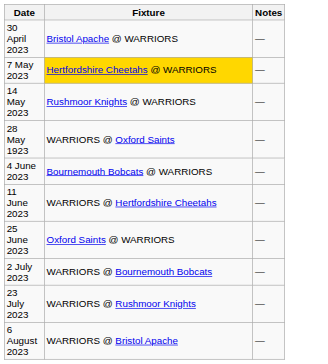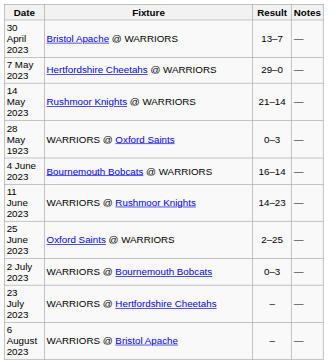+ column: (272, 12)
(132, 71) gold background -> (132, 71) no background
(132, 203) WARRIORS @ Hertfordshire Cheetahs -> (121, 203) WARRIORS @ Rushmoor Knights
(121, 304) WARRIORS @ Rushmoor Knights -> (132, 304) WARRIORS @ Hertfordshire Cheetahs
